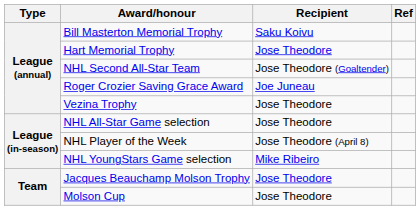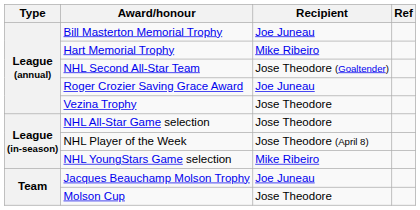(284, 31) Saku Koivu -> (285, 31) Joe Juneau
(293, 50) Jose Theodore -> (287, 50) Mike Ribeiro
(293, 178) Jose Theodore -> (285, 178) Joe Juneau
